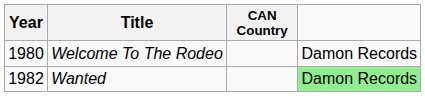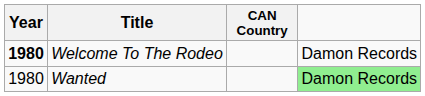(26, 53) normal -> (26, 53) bold
(26, 78) 1982 -> (26, 78) 1980
